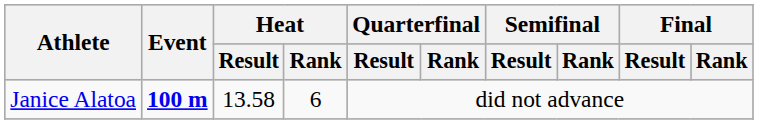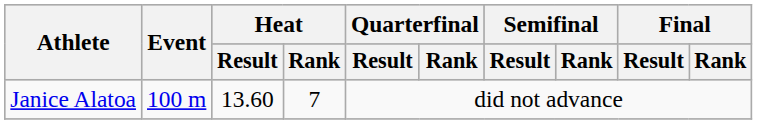(177, 99) bold -> (177, 99) normal
(249, 99) 13.58 -> (247, 99) 13.60
(316, 99) 6 -> (314, 99) 7
